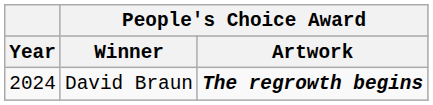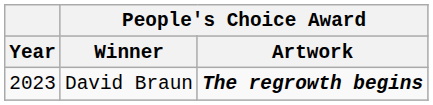(33, 84) 2024 -> (33, 84) 2023
